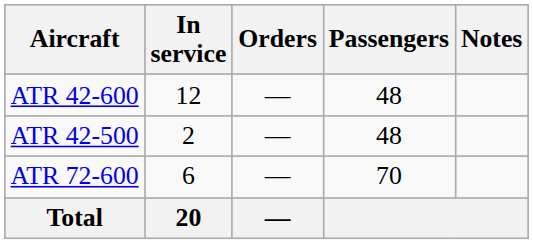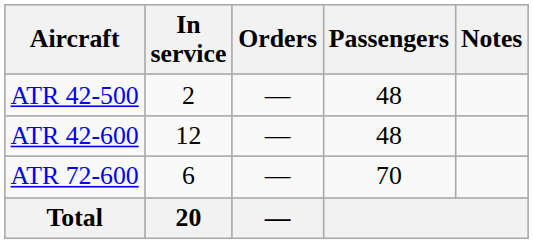rows swapped: (75, 135) <-> (75, 94)
